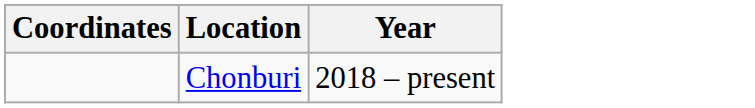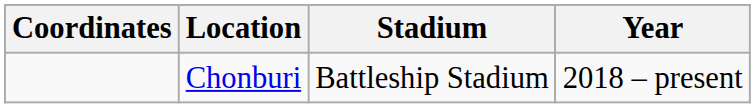+ column: (432, 28)
